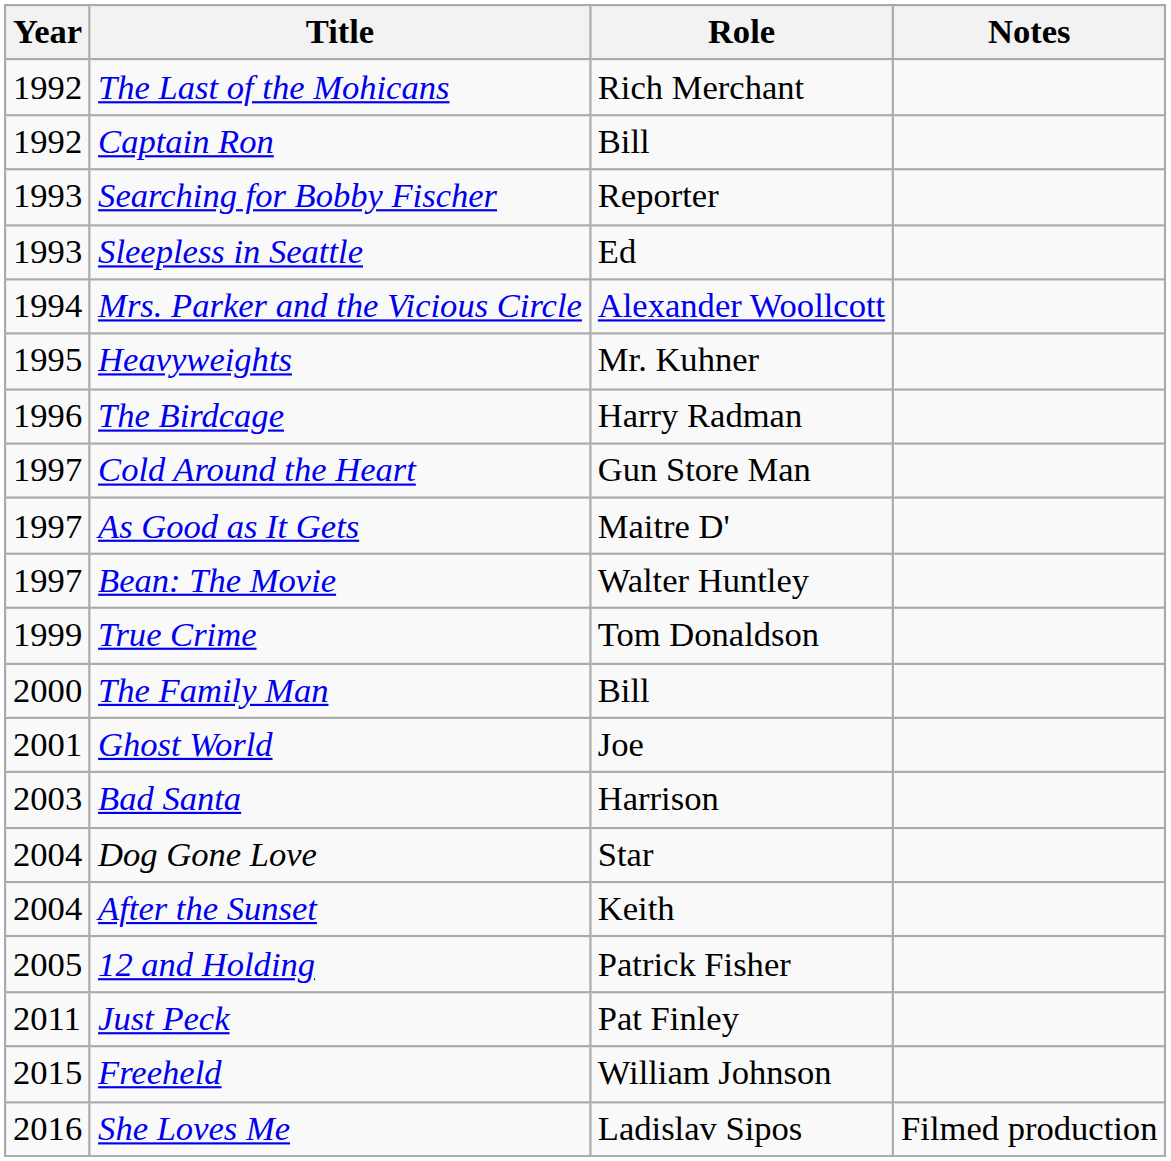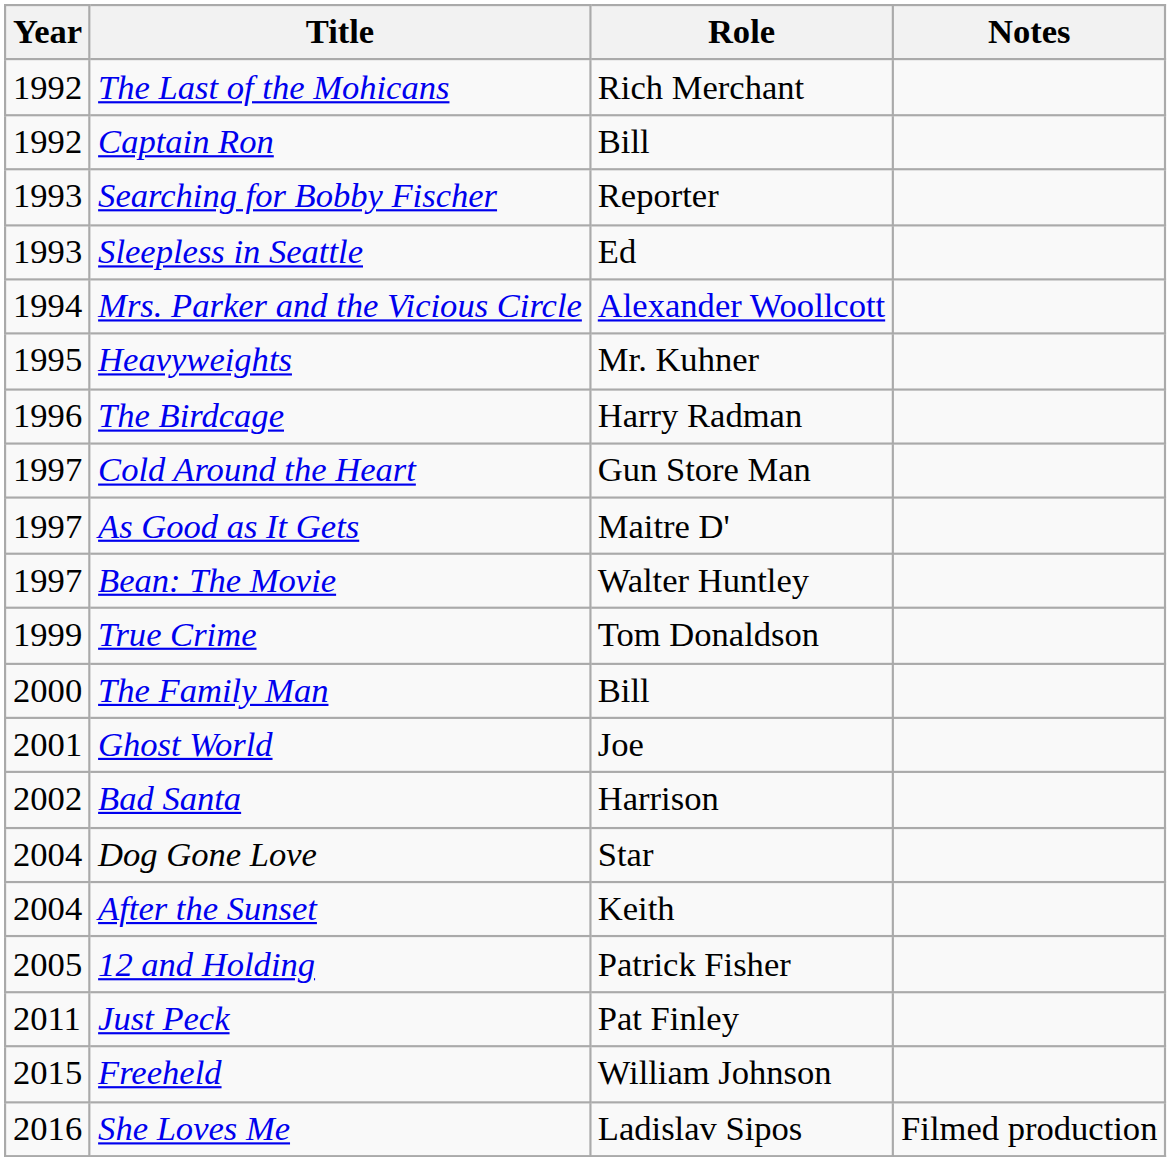(48, 799) 2003 -> (48, 799) 2002
